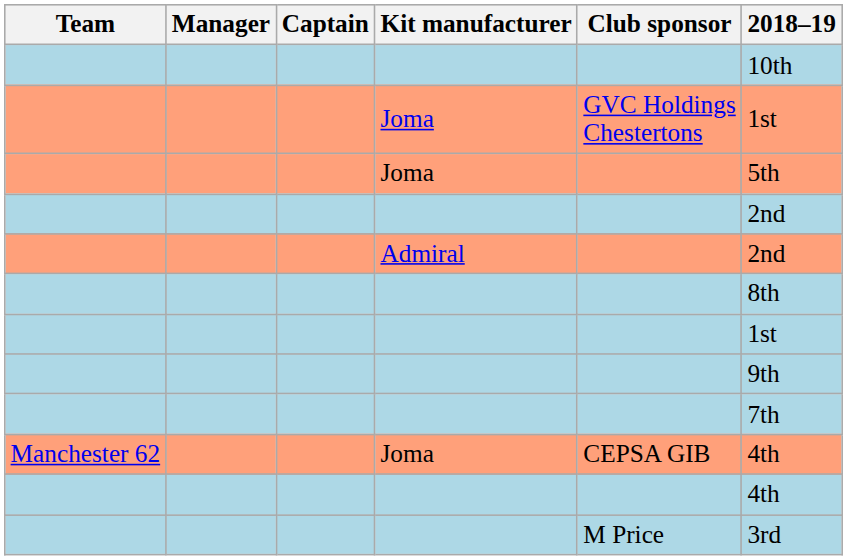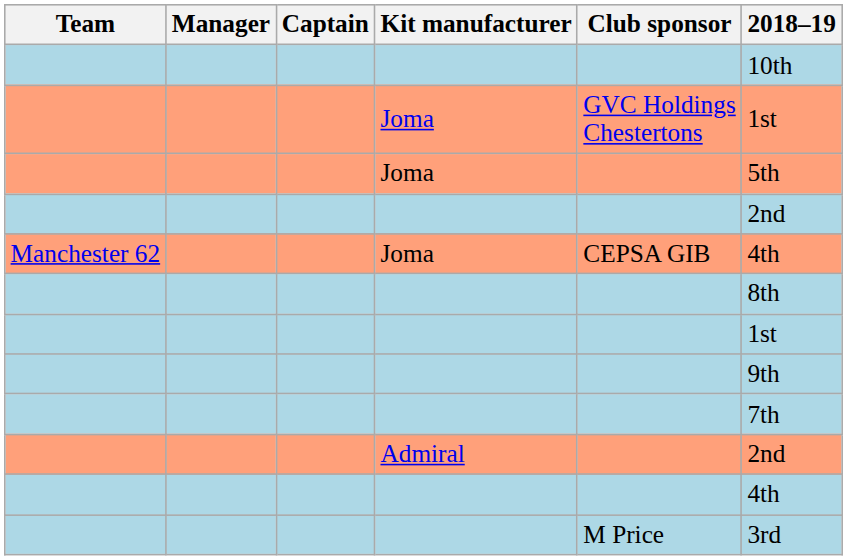rows swapped: (85, 254) <-> (85, 453)
